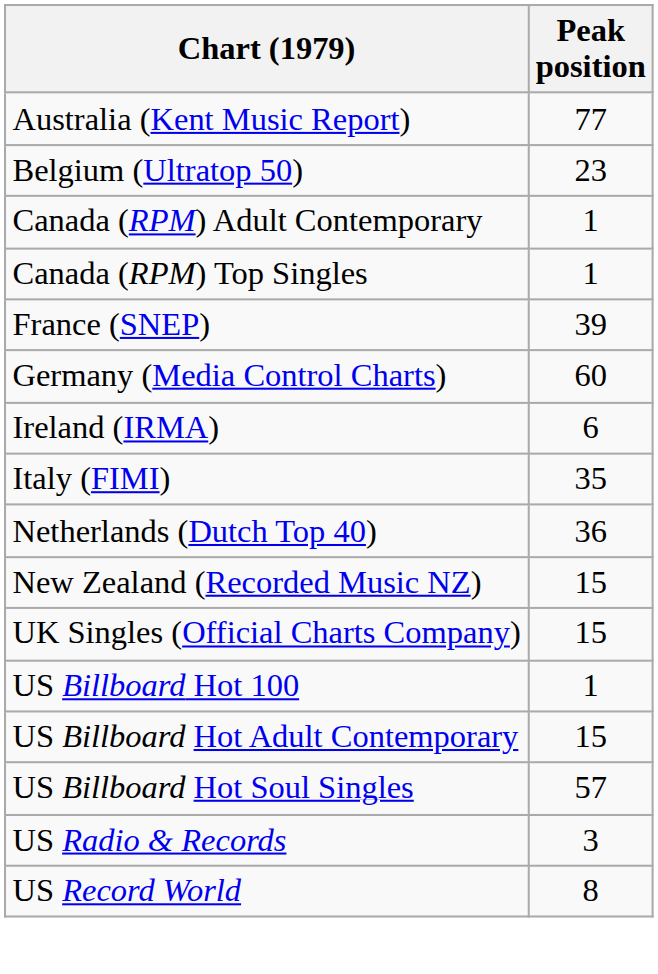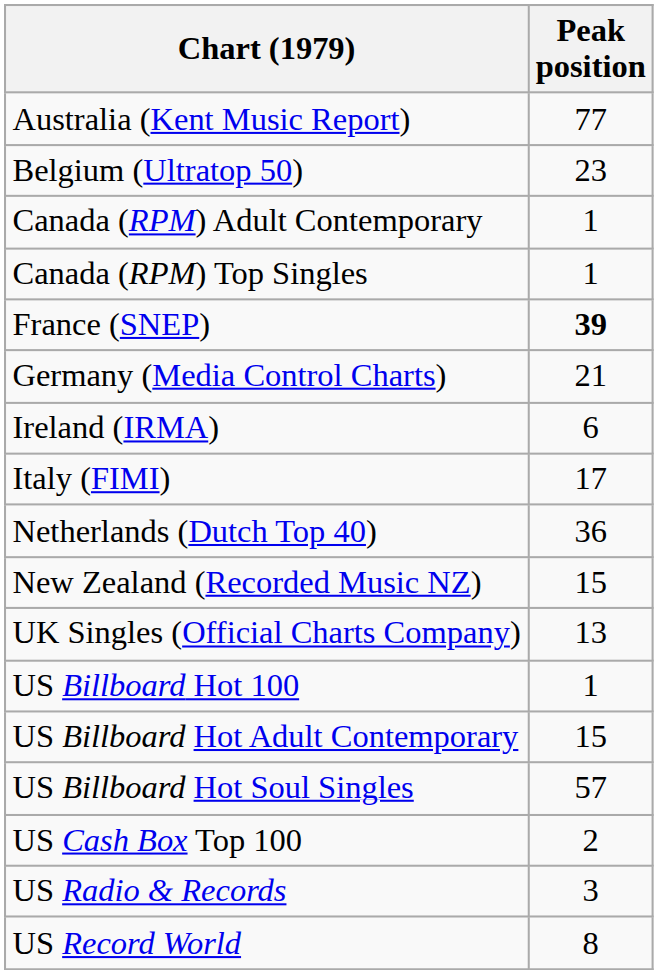(591, 324) normal -> (591, 324) bold
(591, 375) 60 -> (591, 375) 21
(591, 478) 35 -> (591, 478) 17
(591, 633) 15 -> (591, 633) 13
+ row: (157, 839)
